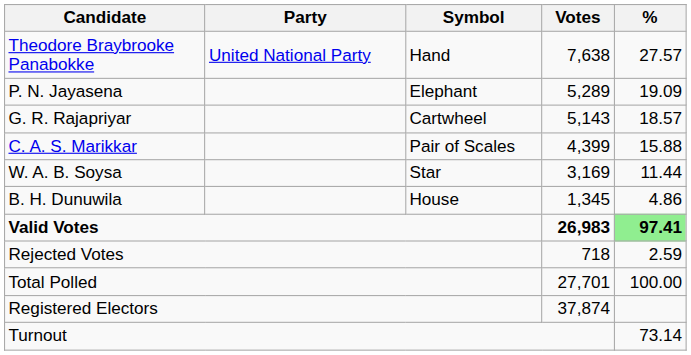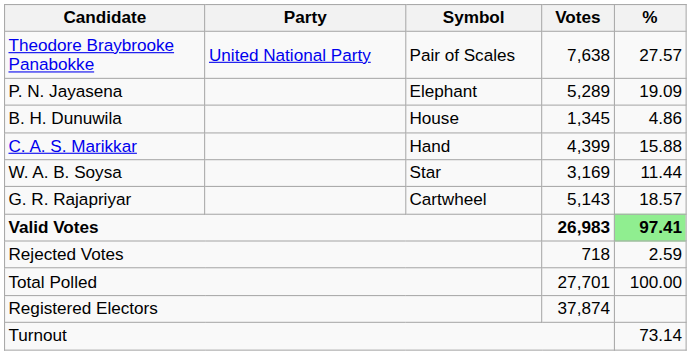(430, 54) Hand -> (462, 54) Pair of Scales
rows swapped: (70, 118) <-> (65, 200)
(462, 145) Pair of Scales -> (430, 145) Hand
